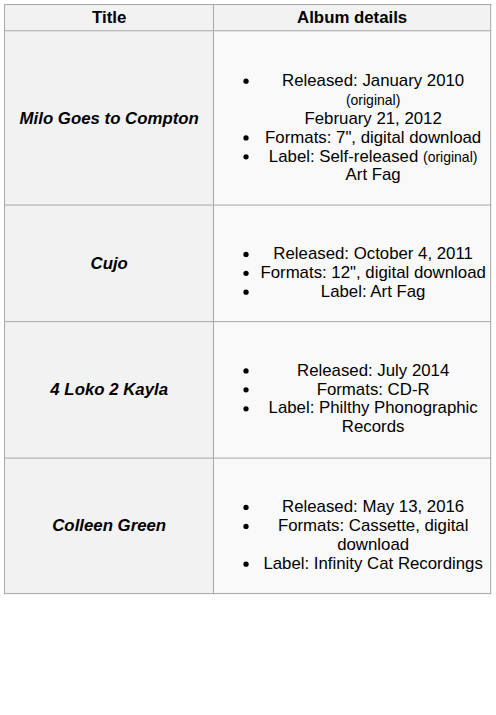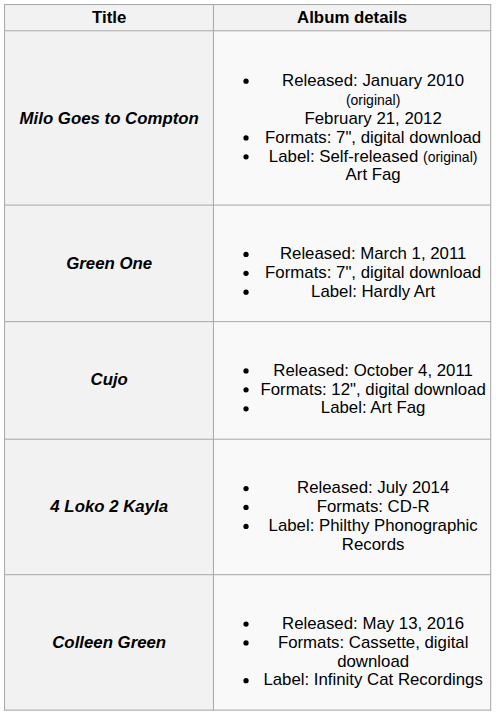+ row: (109, 263)
